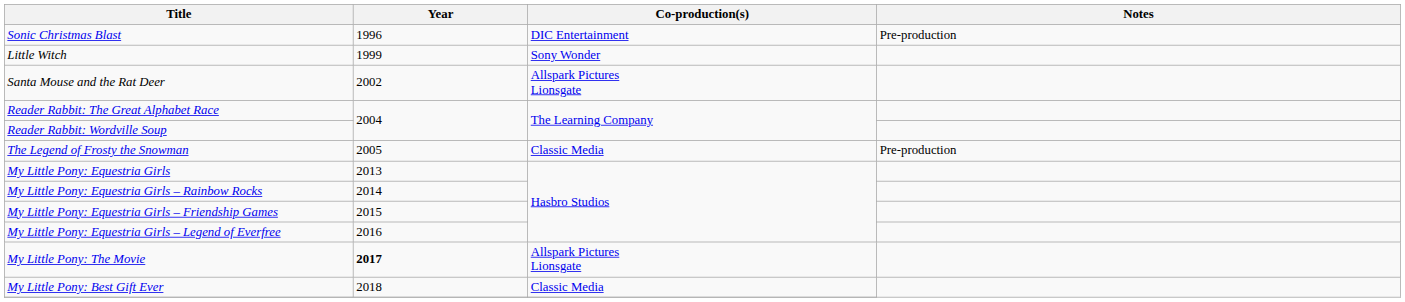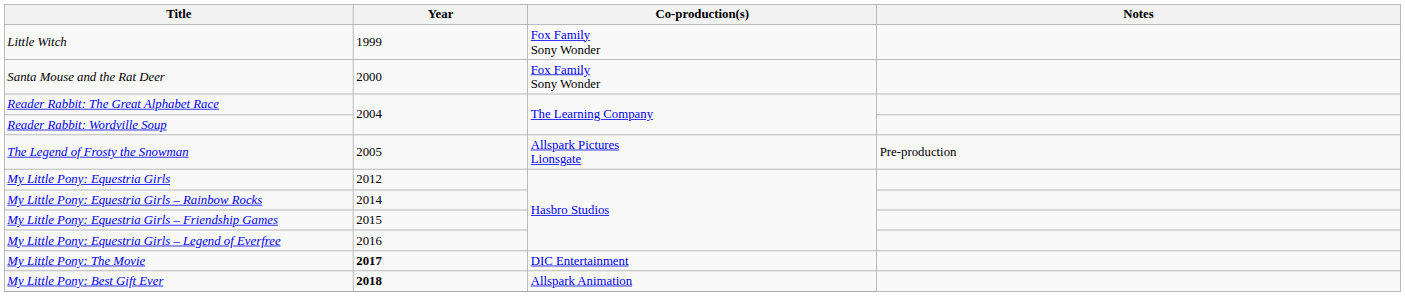- row: (64, 34)
(565, 55) Sony Wonder -> (565, 42) Fox Family Sony Wonder
(369, 82) 2002 -> (369, 76) 2000
(575, 82) Allspark Pictures Lionsgate -> (565, 76) Fox Family Sony Wonder
(567, 150) Classic Media -> (575, 152) Allspark Pictures Lionsgate
(369, 171) 2013 -> (369, 179) 2012
(575, 259) Allspark Pictures Lionsgate -> (580, 260) DIC Entertainment
(369, 287) normal -> (369, 281) bold
(567, 287) Classic Media -> (581, 281) Allspark Animation
